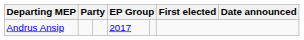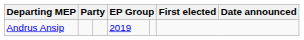(120, 27) 2017 -> (120, 27) 2019
